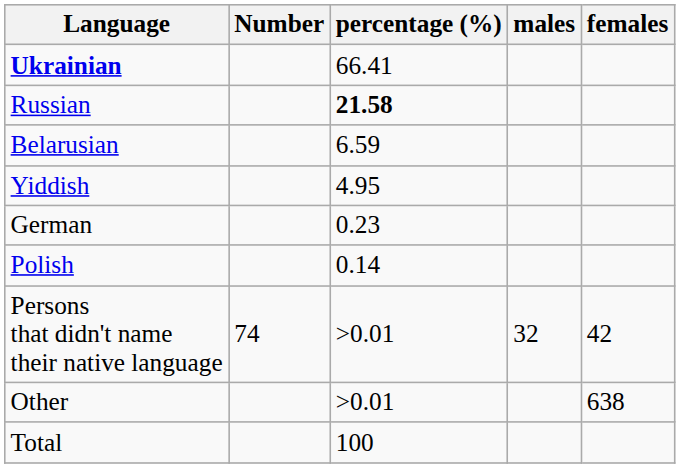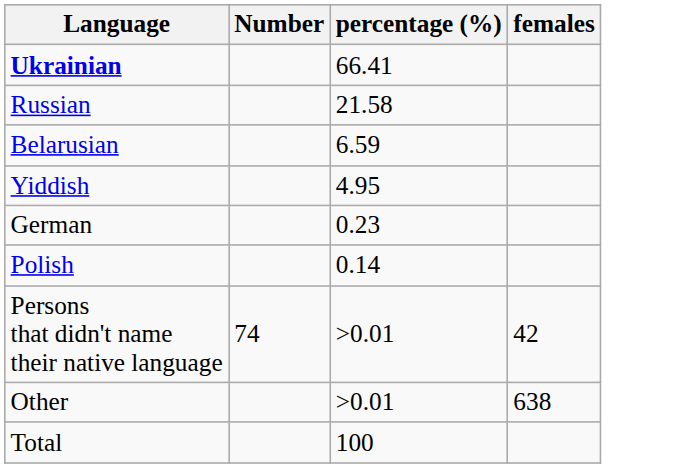- column: (544, 24)
(364, 104) bold -> (364, 104) normal
